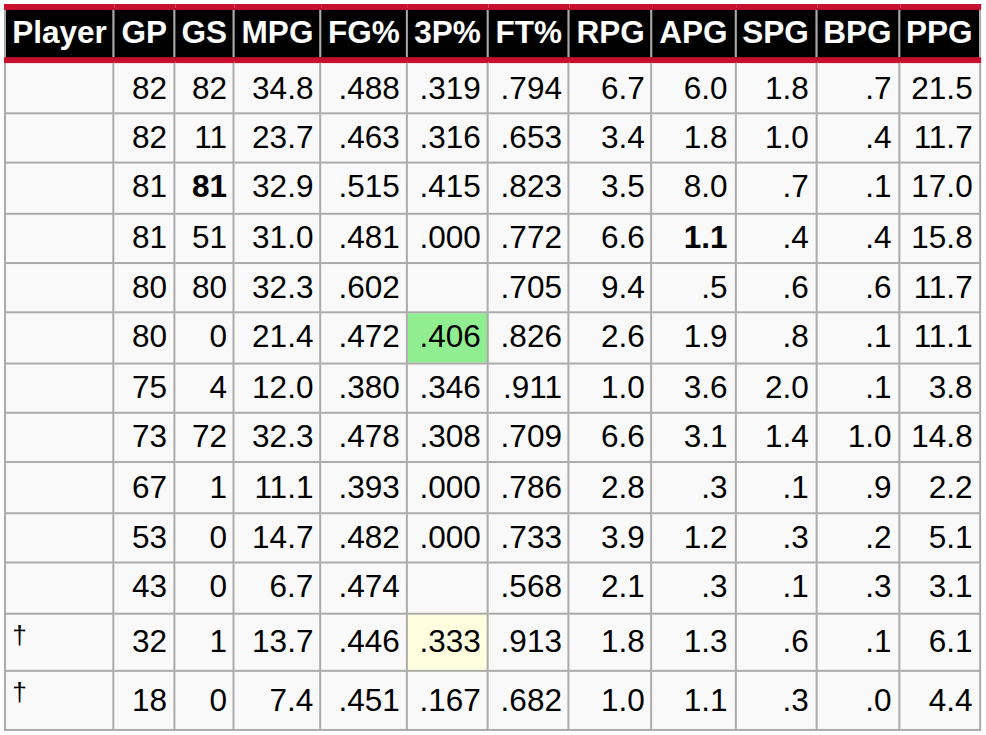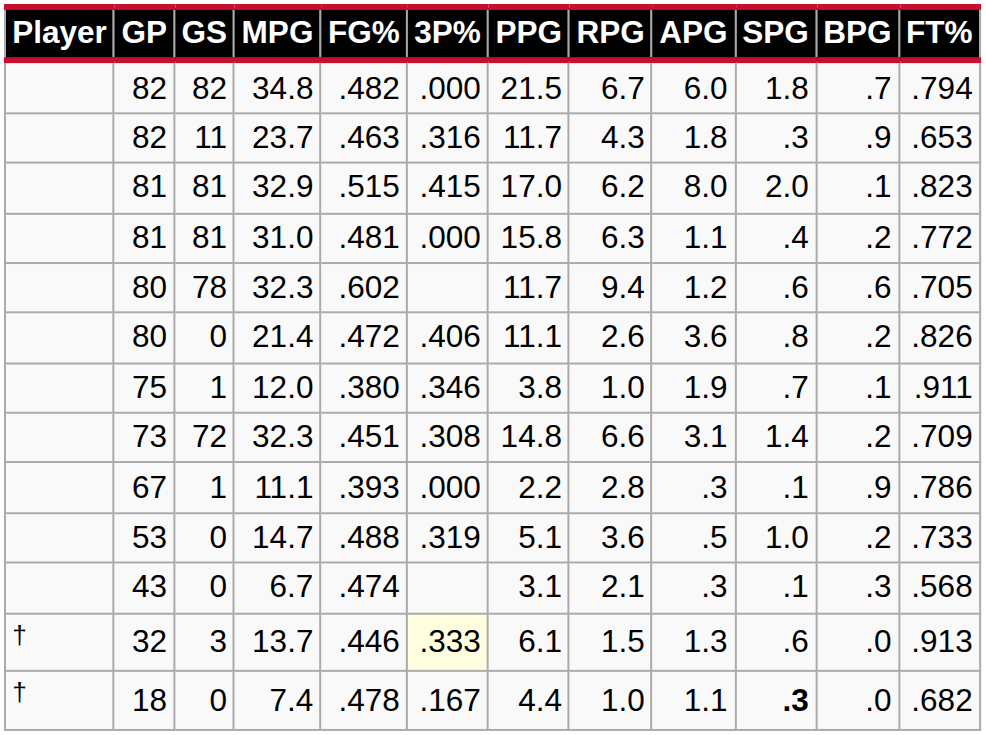columns swapped: (529, 33) <-> (939, 33)
(369, 87) .488 -> (369, 87) .482
(450, 87) .319 -> (450, 87) .000
(623, 137) 3.4 -> (623, 137) 4.3
(787, 137) 1.0 -> (796, 137) .3
(878, 137) .4 -> (878, 137) .9
(210, 187) bold -> (210, 187) normal
(623, 187) 3.5 -> (623, 187) 6.2
(796, 187) .7 -> (787, 187) 2.0
(210, 237) 51 -> (210, 237) 81
(623, 237) 6.6 -> (623, 237) 6.3
(706, 237) bold -> (706, 237) normal
(878, 237) .4 -> (878, 237) .2
(210, 287) 80 -> (210, 287) 78
(714, 287) .5 -> (706, 287) 1.2
(450, 337) lightgreen background -> (450, 337) no background
(706, 337) 1.9 -> (706, 337) 3.6
(878, 337) .1 -> (878, 337) .2
(218, 387) 4 -> (218, 387) 1
(706, 387) 3.6 -> (706, 387) 1.9
(787, 387) 2.0 -> (796, 387) .7
(369, 437) .478 -> (369, 437) .451
(870, 437) 1.0 -> (878, 437) .2
(369, 537) .482 -> (369, 537) .488
(450, 537) .000 -> (450, 537) .319
(623, 537) 3.9 -> (623, 537) 3.6
(706, 537) 1.2 -> (714, 537) .5
(796, 537) .3 -> (787, 537) 1.0
(218, 641) 1 -> (218, 641) 3
(623, 641) 1.8 -> (623, 641) 1.5
(878, 641) .1 -> (878, 641) .0
(369, 700) .451 -> (369, 700) .478
(796, 700) normal -> (796, 700) bold
